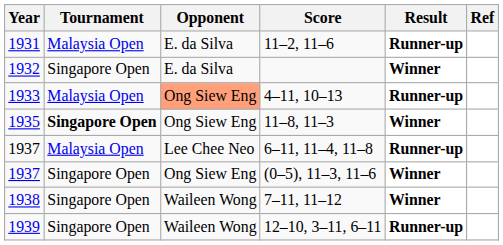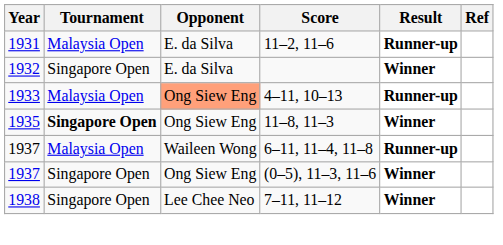(209, 148) Lee Chee Neo -> (210, 148) Waileen Wong
(210, 200) Waileen Wong -> (209, 200) Lee Chee Neo
- row: (323, 226)
